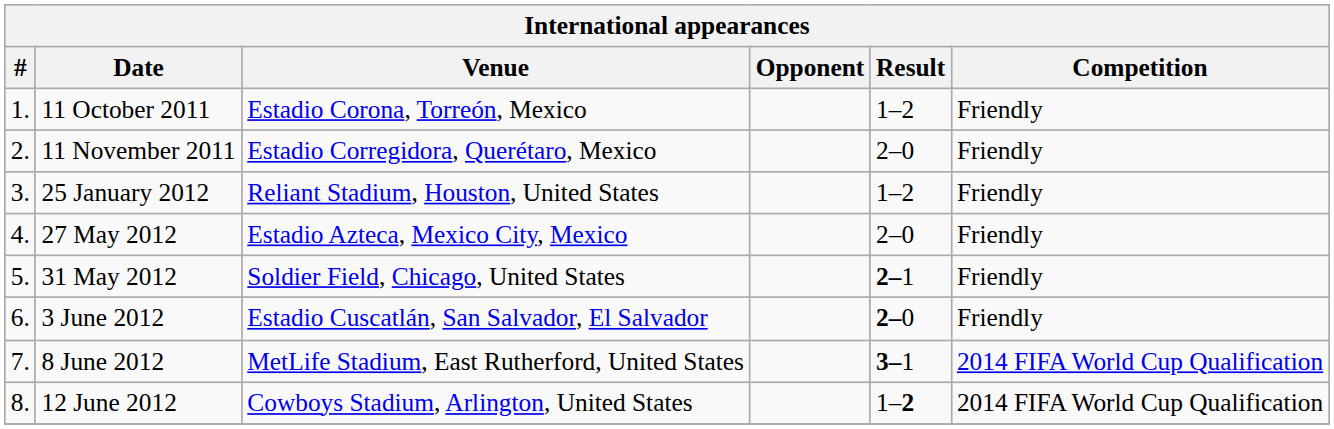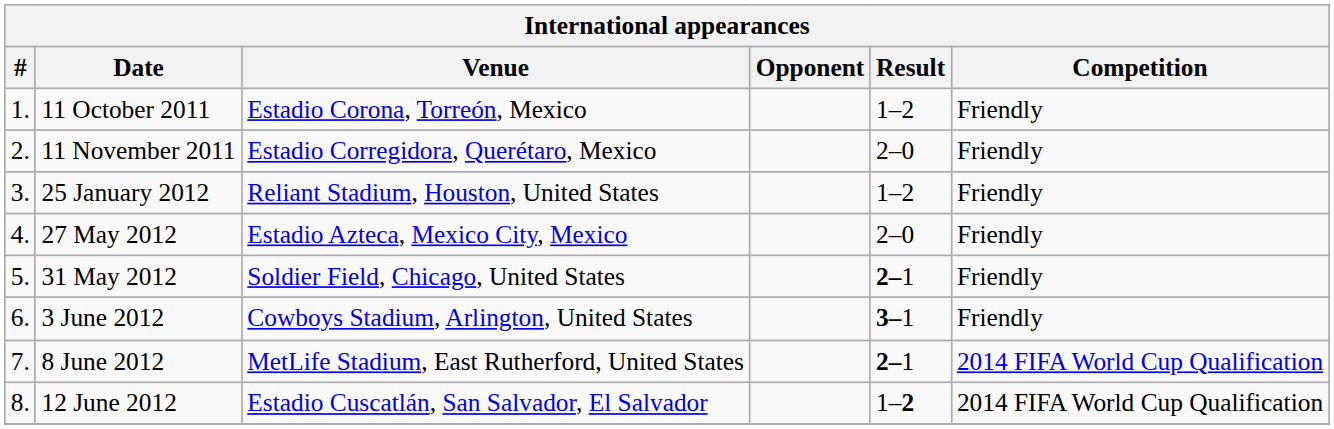(477, 318) Estadio Cuscatlán, San Salvador, El Salvador -> (470, 318) Cowboys Stadium, Arlington, United States
(895, 318) 2–0 -> (895, 318) 3–1
(895, 360) 3–1 -> (895, 360) 2–1
(470, 402) Cowboys Stadium, Arlington, United States -> (477, 402) Estadio Cuscatlán, San Salvador, El Salvador
